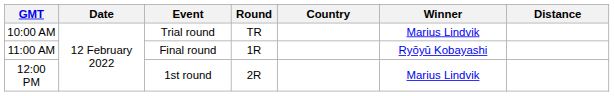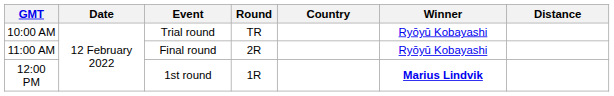(443, 32) Marius Lindvik -> (443, 32) Ryōyū Kobayashi
(254, 50) 1R -> (254, 50) 2R
(254, 75) 2R -> (254, 75) 1R
(443, 75) normal -> (443, 75) bold
